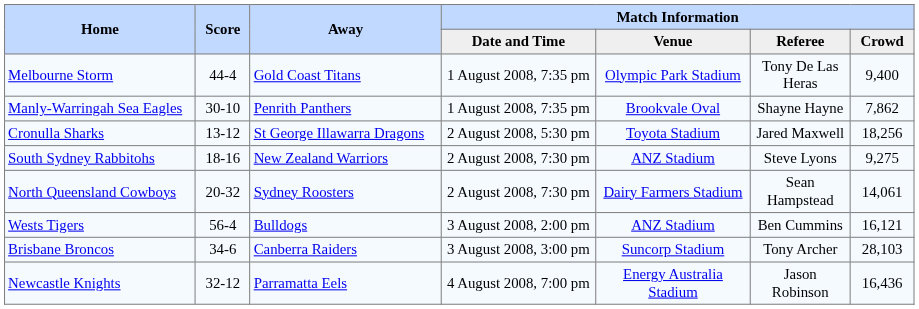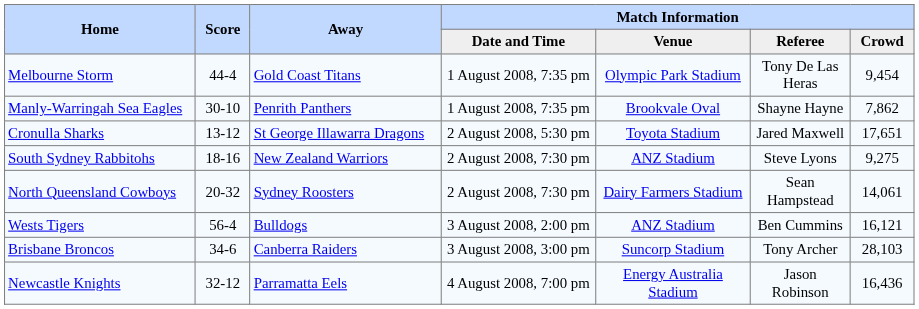(882, 75) 9,400 -> (882, 75) 9,454
(882, 133) 18,256 -> (882, 133) 17,651
